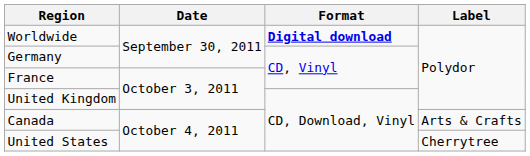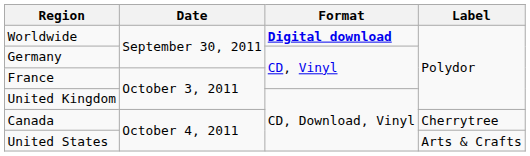(471, 120) Arts & Crafts -> (460, 120) Cherrytree
(460, 141) Cherrytree -> (471, 141) Arts & Crafts
